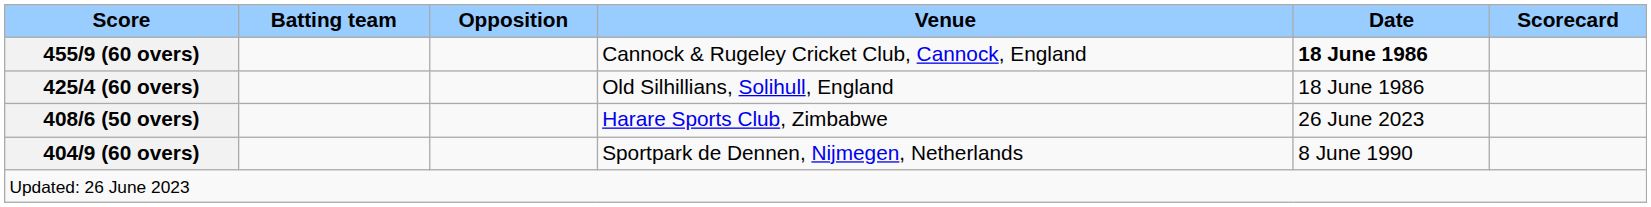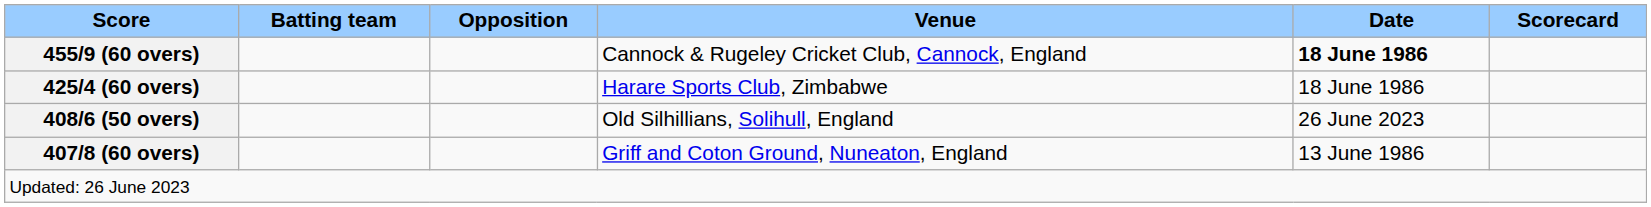(748, 86) Old Silhillians, Solihull, England -> (745, 86) Harare Sports Club, Zimbabwe
(745, 119) Harare Sports Club, Zimbabwe -> (748, 119) Old Silhillians, Solihull, England
+ row: (121, 152)
- row: (121, 152)
